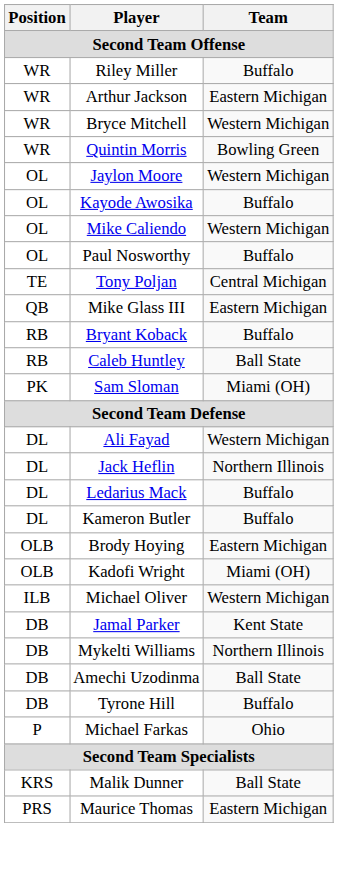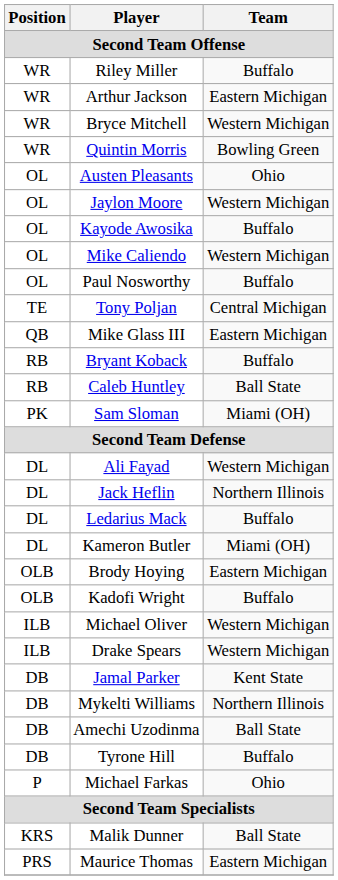+ row: (136, 176)
(268, 519) Buffalo -> (268, 545) Miami (OH)
(268, 571) Miami (OH) -> (268, 598) Buffalo
+ row: (136, 651)
